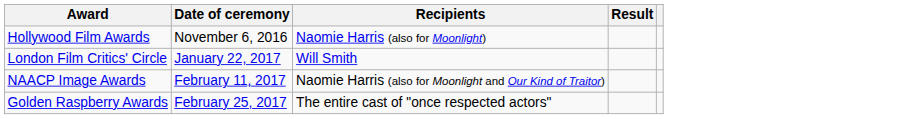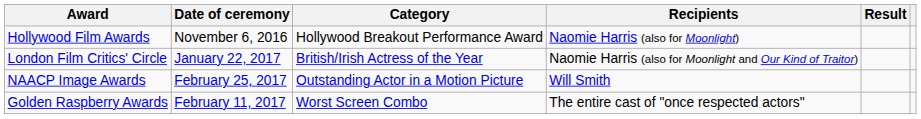+ column: (420, 15)
(327, 59) Will Smith -> (704, 59) Naomie Harris (also for Moonlight and Our Kind of Traitor)
(230, 80) February 11, 2017 -> (231, 80) February 25, 2017
(451, 80) Naomie Harris (also for Moonlight and Our Kind of Traitor) -> (580, 80) Will Smith
(231, 102) February 25, 2017 -> (230, 102) February 11, 2017
